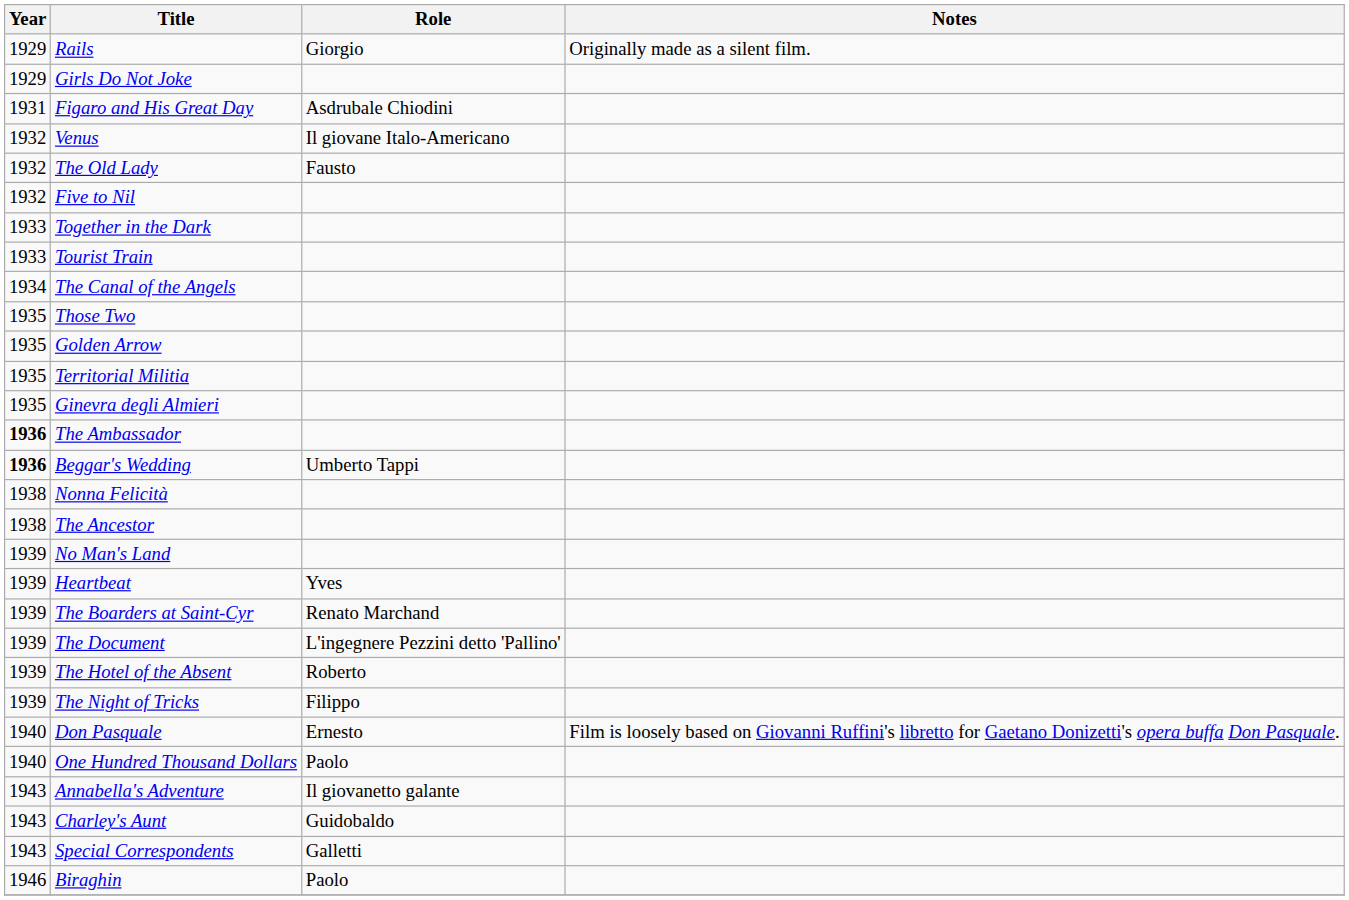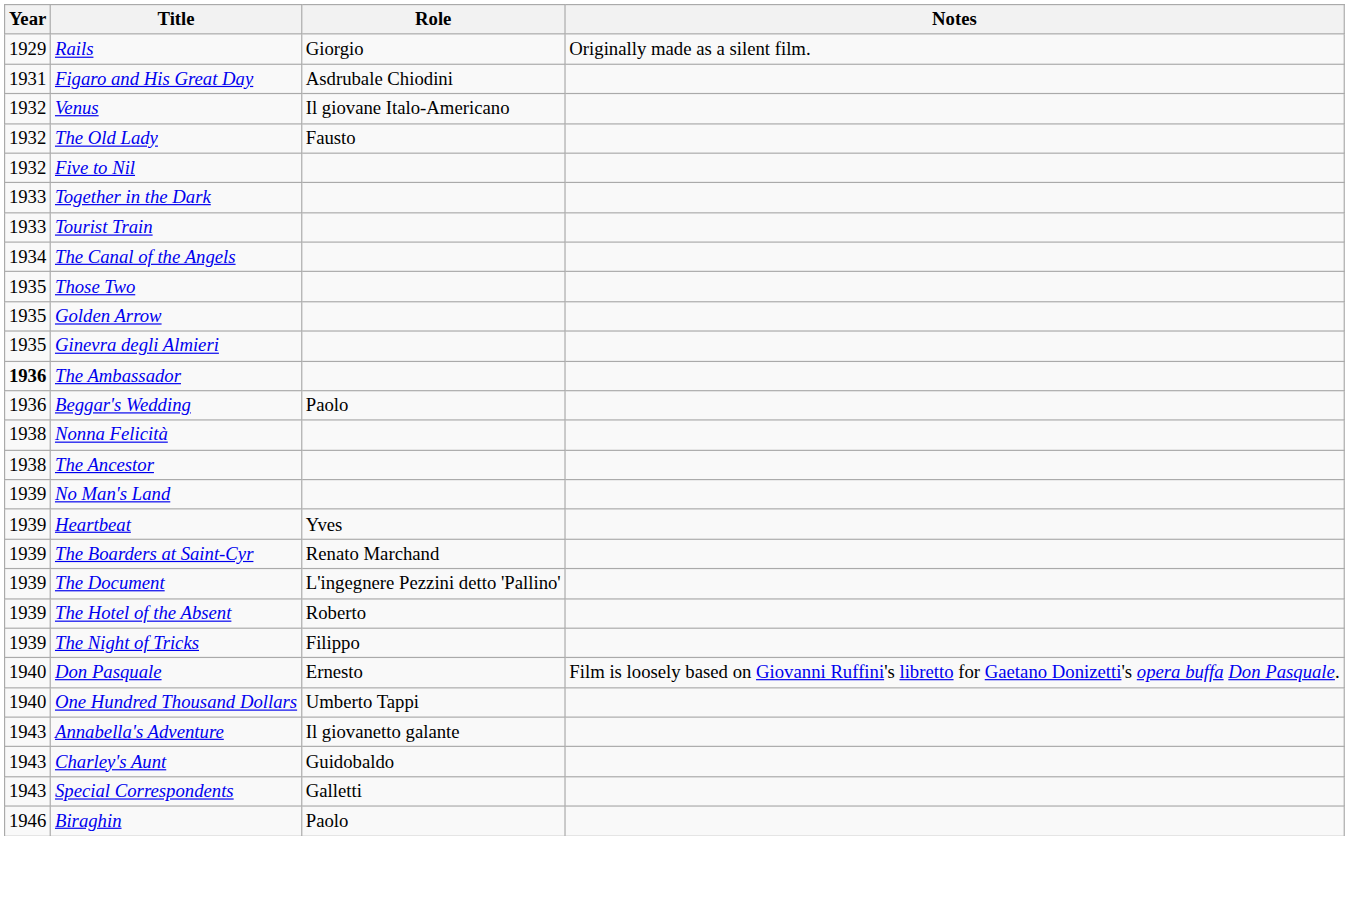- row: (123, 78)
- row: (122, 375)
(28, 464) bold -> (28, 405) normal
(362, 464) Umberto Tappi -> (327, 405) Paolo
(327, 761) Paolo -> (362, 702) Umberto Tappi
